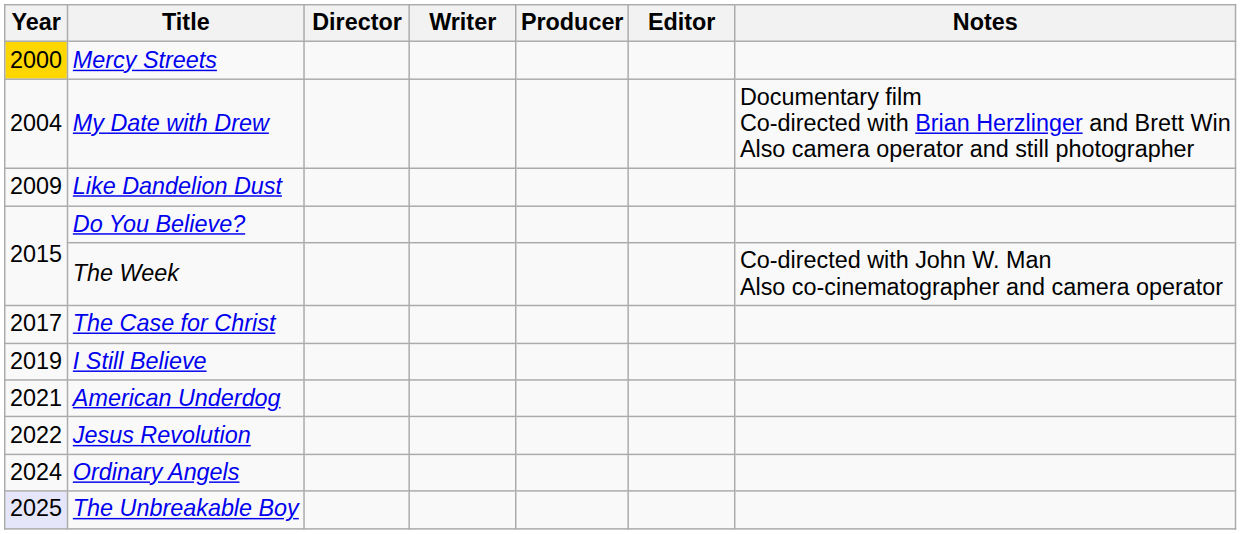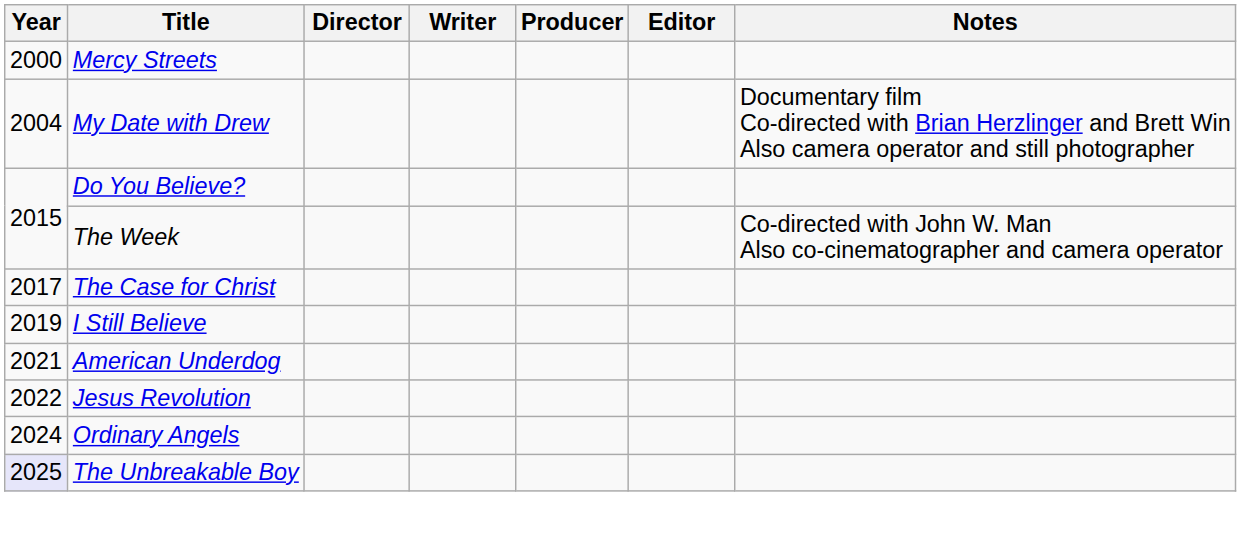(36, 60) gold background -> (36, 60) no background
- row: (177, 186)
